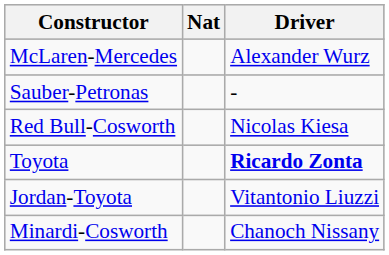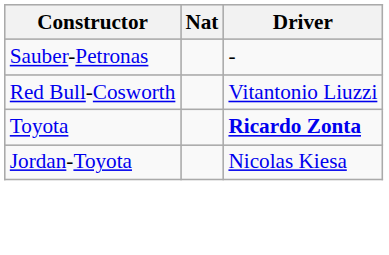- row: (93, 56)
(289, 126) Nicolas Kiesa -> (303, 91) Vitantonio Liuzzi
(305, 196) Vitantonio Liuzzi -> (288, 161) Nicolas Kiesa
- row: (89, 231)
